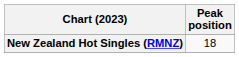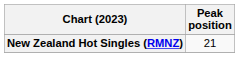(210, 43) 18 -> (210, 43) 21
